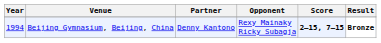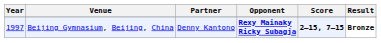(15, 27) 1994 -> (15, 27) 1997
(267, 27) normal -> (267, 27) bold
